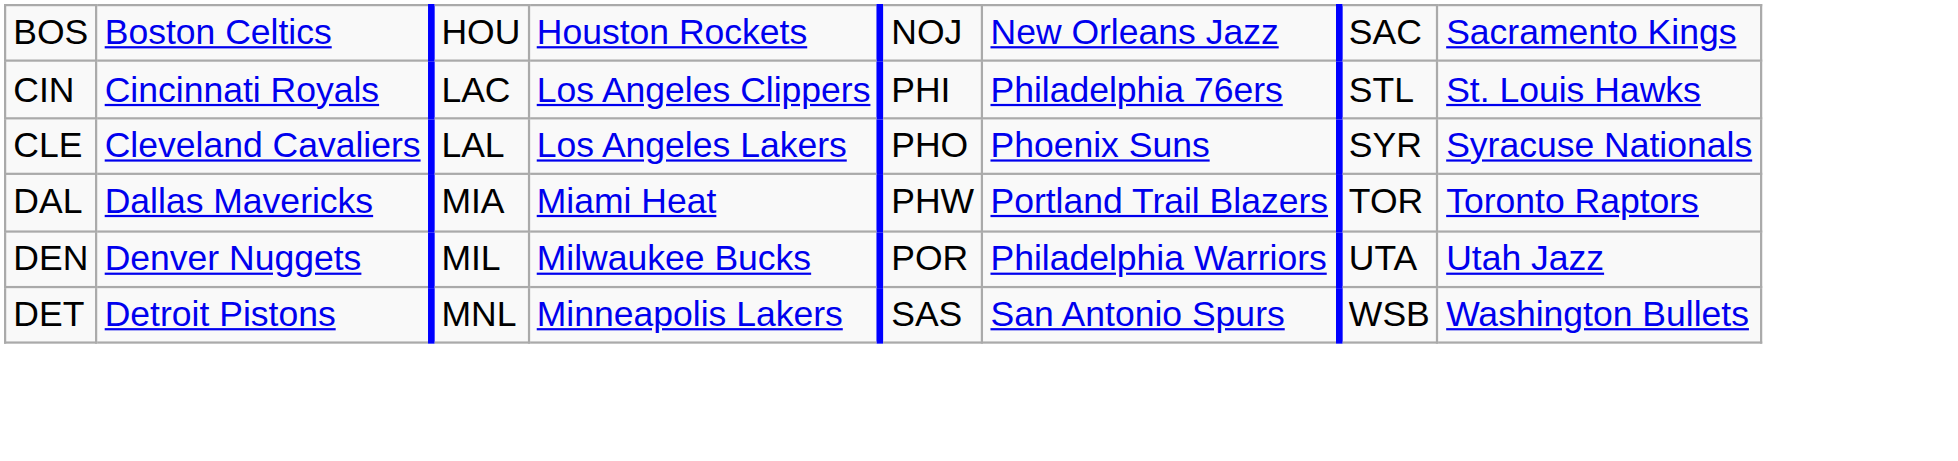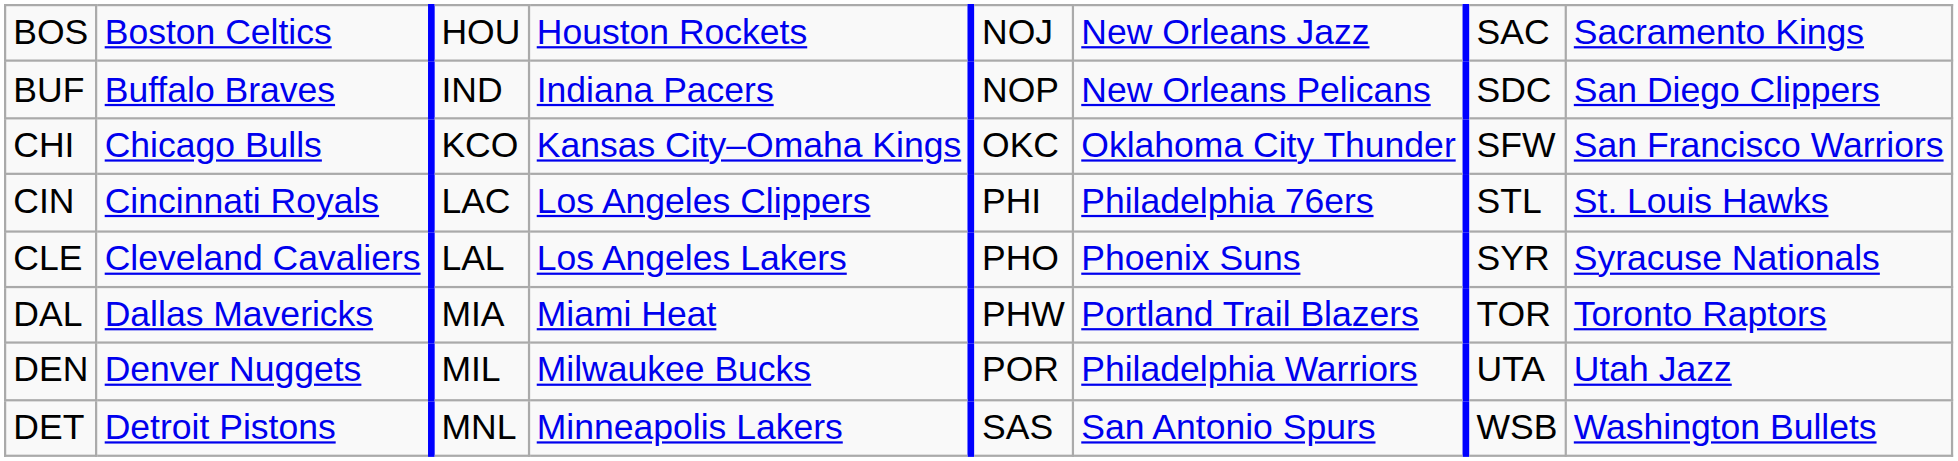+ row: (49, 88)
+ row: (44, 145)
